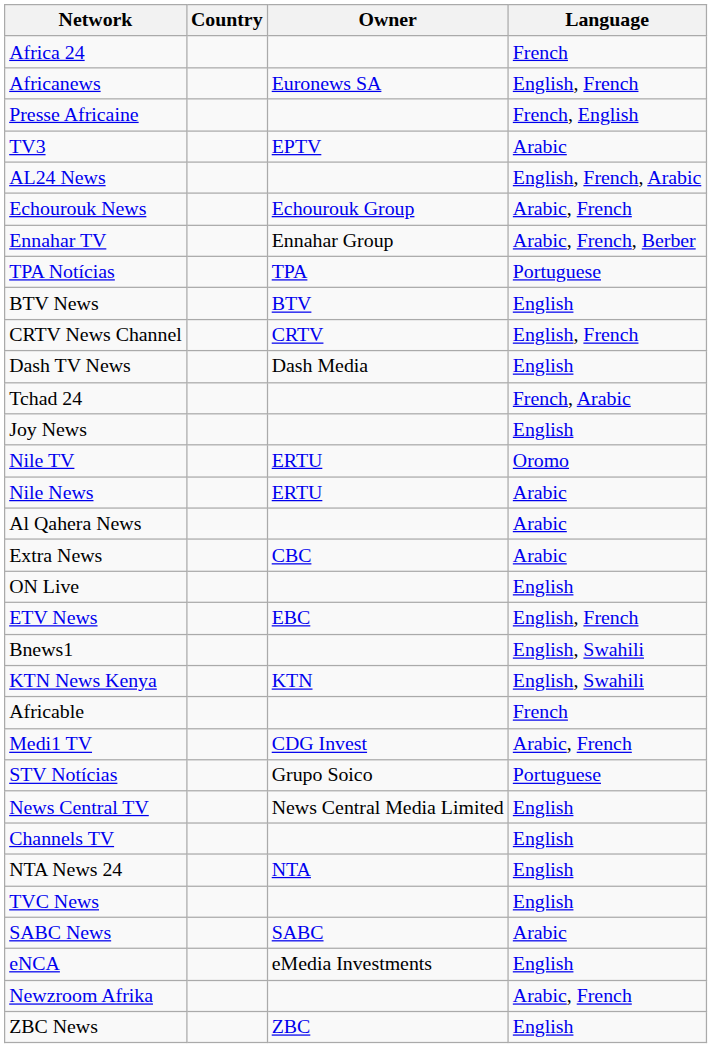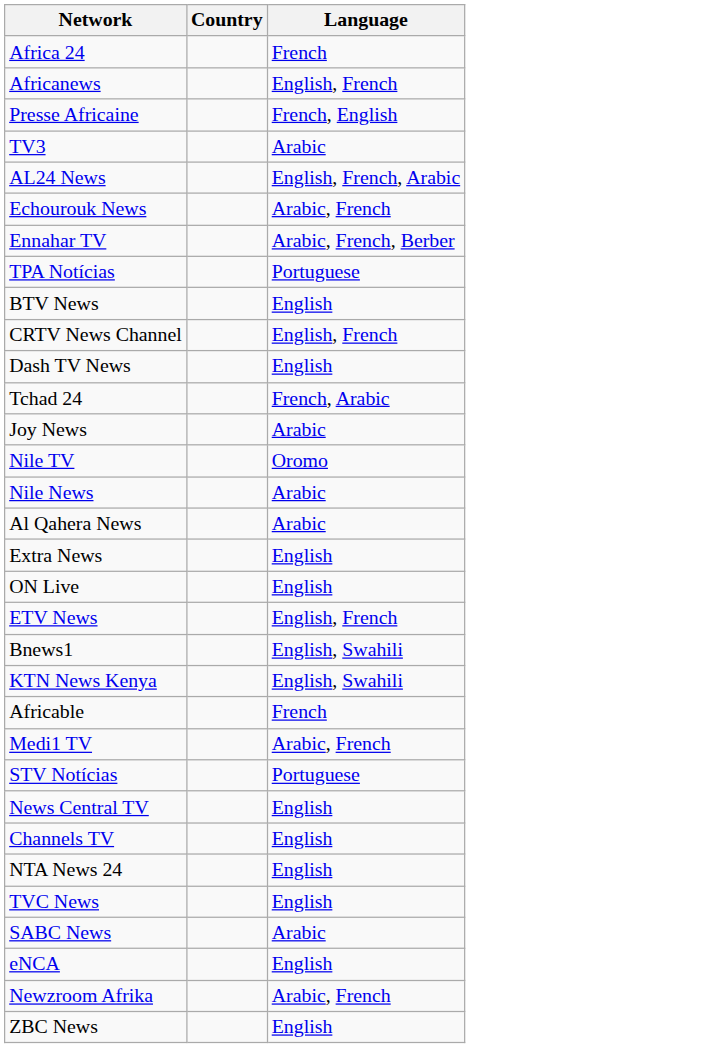- column: (388, 20)
(543, 429) English -> (299, 429) Arabic
(540, 555) Arabic -> (302, 555) English
